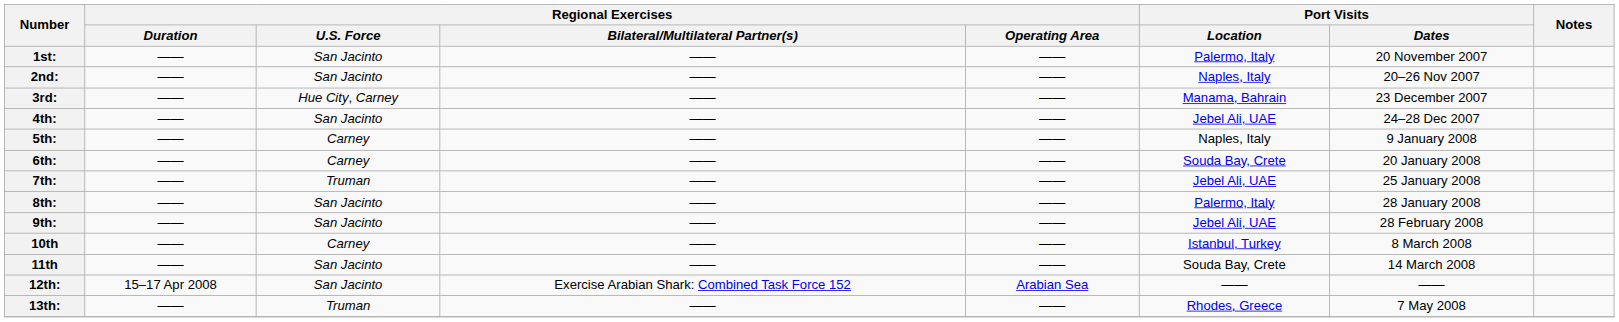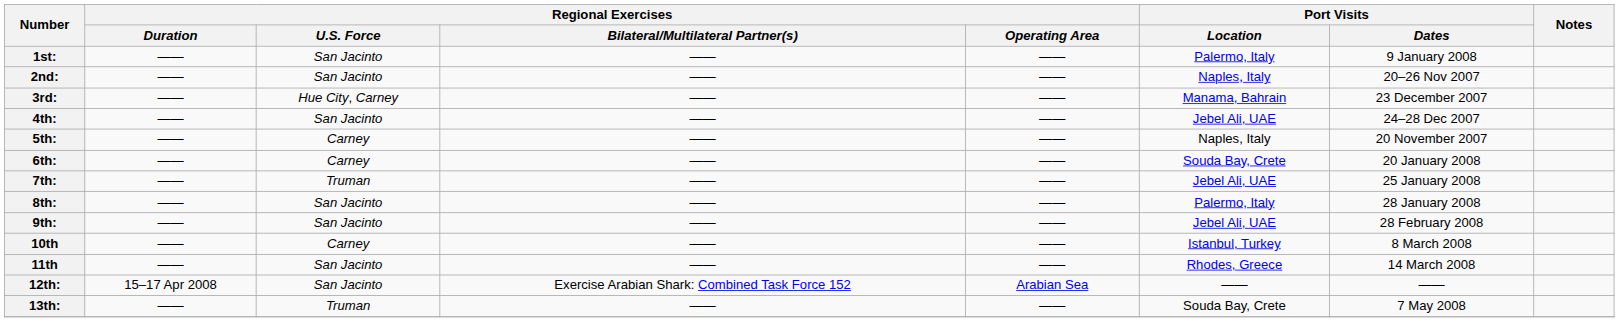(1432, 56) 20 November 2007 -> (1432, 56) 9 January 2008
(1432, 139) 9 January 2008 -> (1432, 139) 20 November 2007
(1234, 264) Souda Bay, Crete -> (1234, 264) Rhodes, Greece
(1234, 306) Rhodes, Greece -> (1234, 306) Souda Bay, Crete
